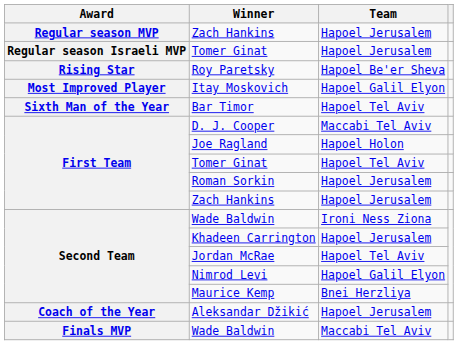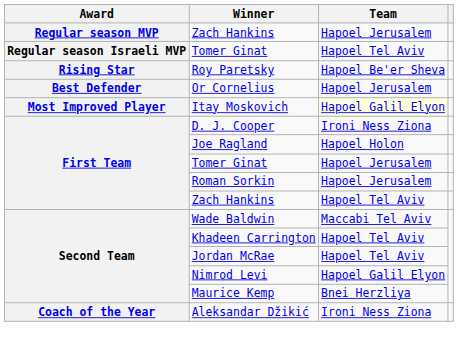(376, 51) Hapoel Jerusalem -> (373, 51) Hapoel Tel Aviv
+ row: (97, 88)
(383, 88) no background -> (383, 107) lightyellow background
- row: (97, 107)
(376, 126) Maccabi Tel Aviv -> (376, 126) Ironi Ness Ziona
(373, 163) Hapoel Tel Aviv -> (376, 163) Hapoel Jerusalem
(376, 200) Hapoel Jerusalem -> (373, 200) Hapoel Tel Aviv
(376, 219) Ironi Ness Ziona -> (376, 219) Maccabi Tel Aviv
(376, 238) Hapoel Jerusalem -> (373, 238) Hapoel Tel Aviv
(376, 312) Hapoel Jerusalem -> (376, 312) Ironi Ness Ziona
- row: (97, 331)
